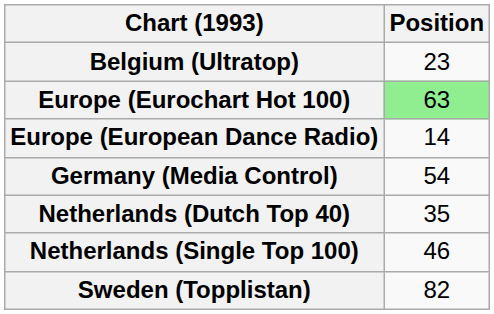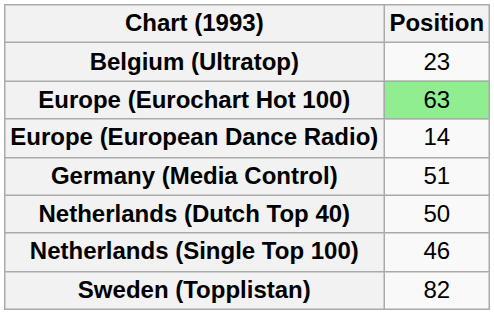(437, 175) 54 -> (437, 175) 51
(437, 213) 35 -> (437, 213) 50
